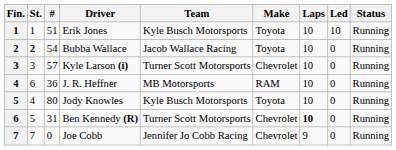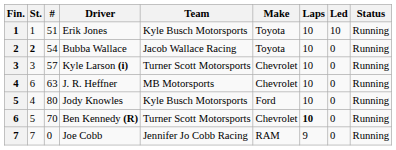(52, 83) 36 -> (52, 83) 63
(268, 83) RAM -> (277, 83) Chevrolet
(270, 101) Toyota -> (266, 101) Ford
(52, 118) 31 -> (52, 118) 70
(277, 136) Chevrolet -> (268, 136) RAM
